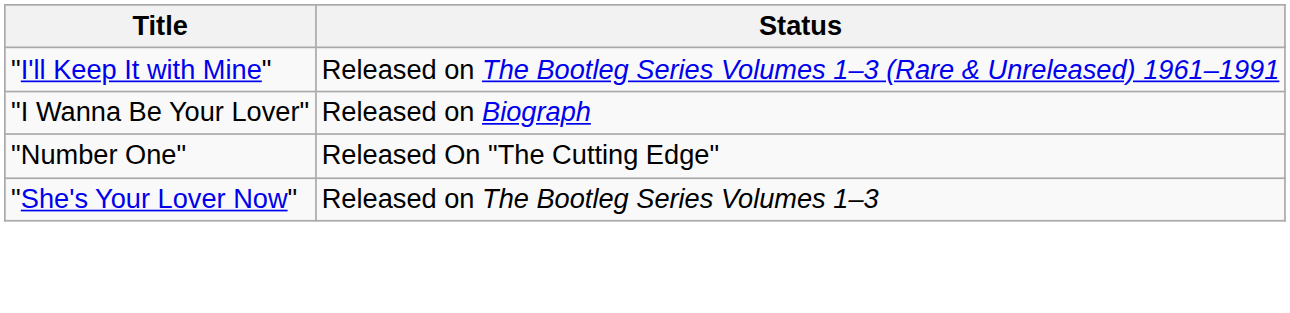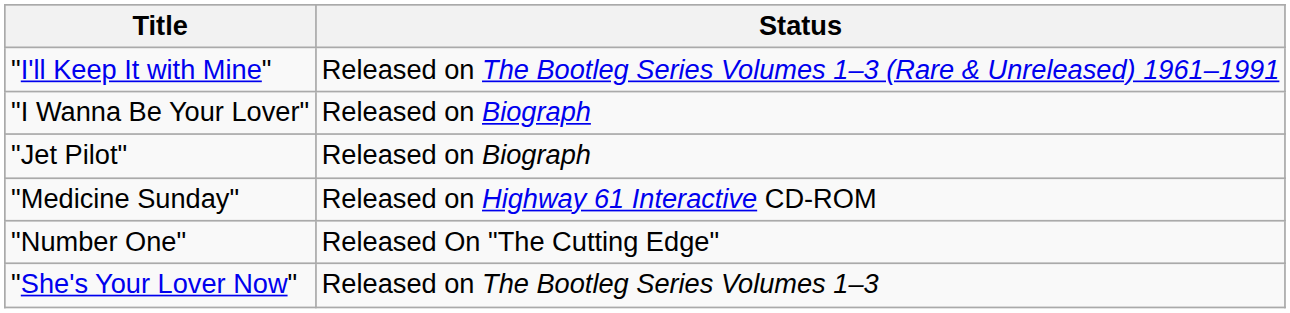+ row: (69, 155)
+ row: (125, 198)
